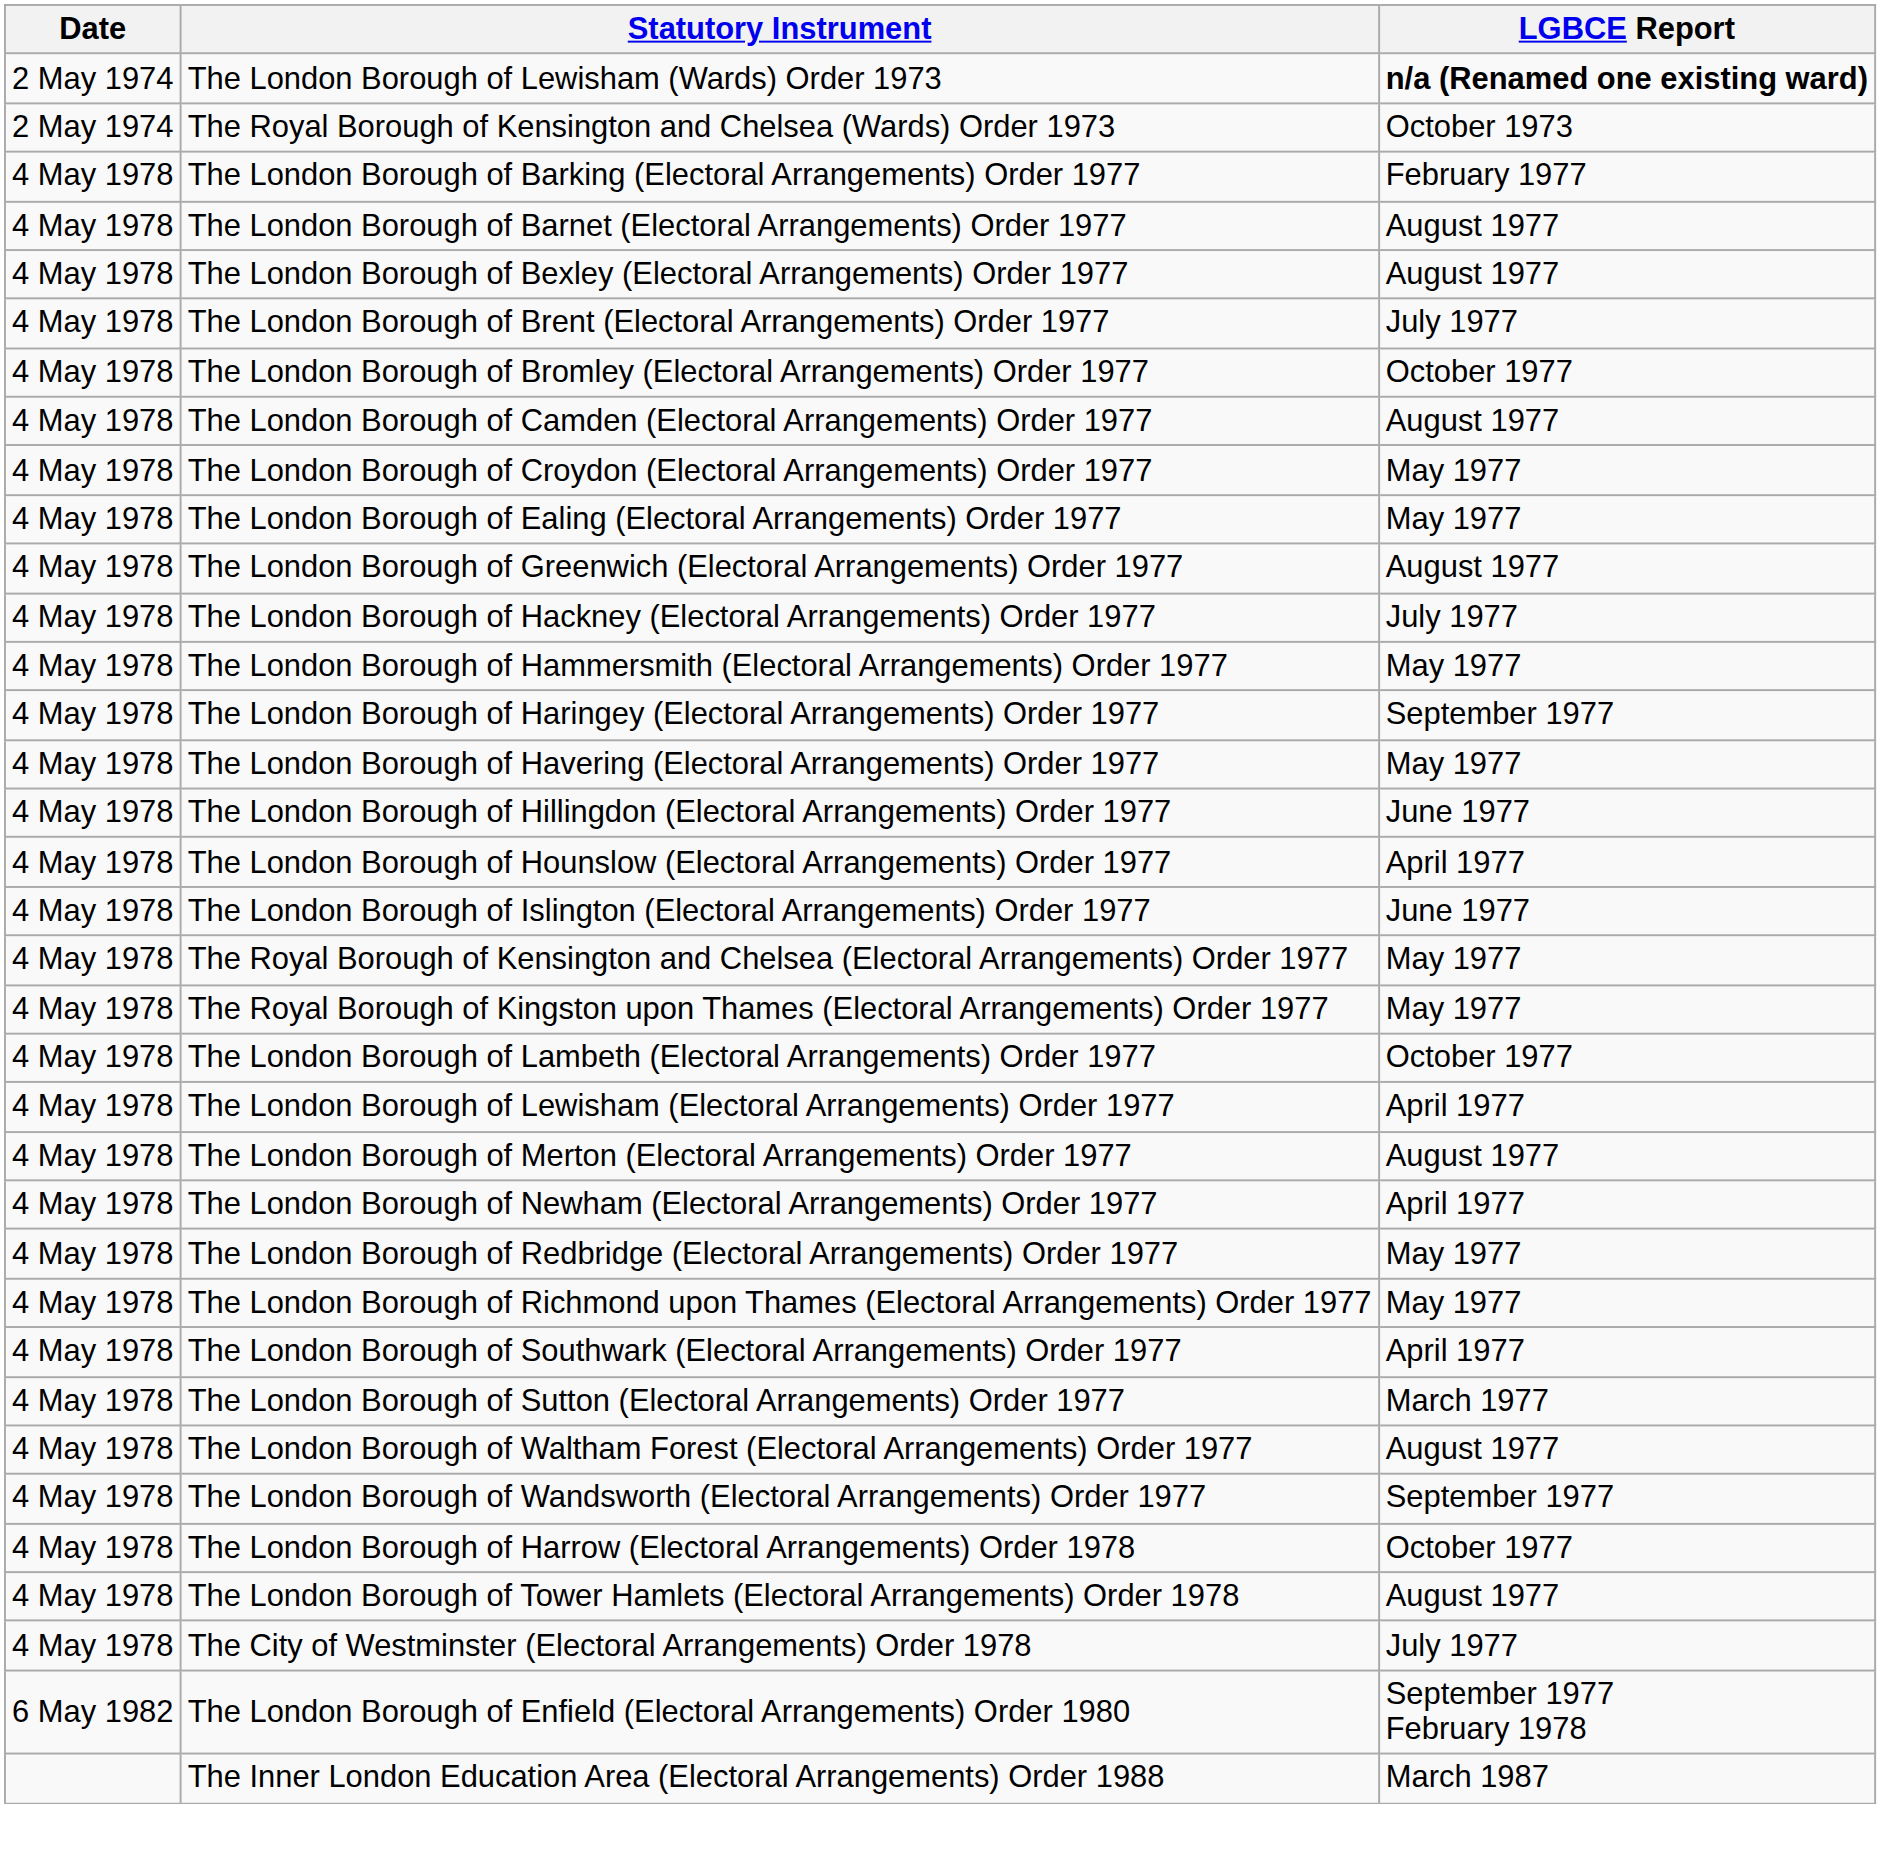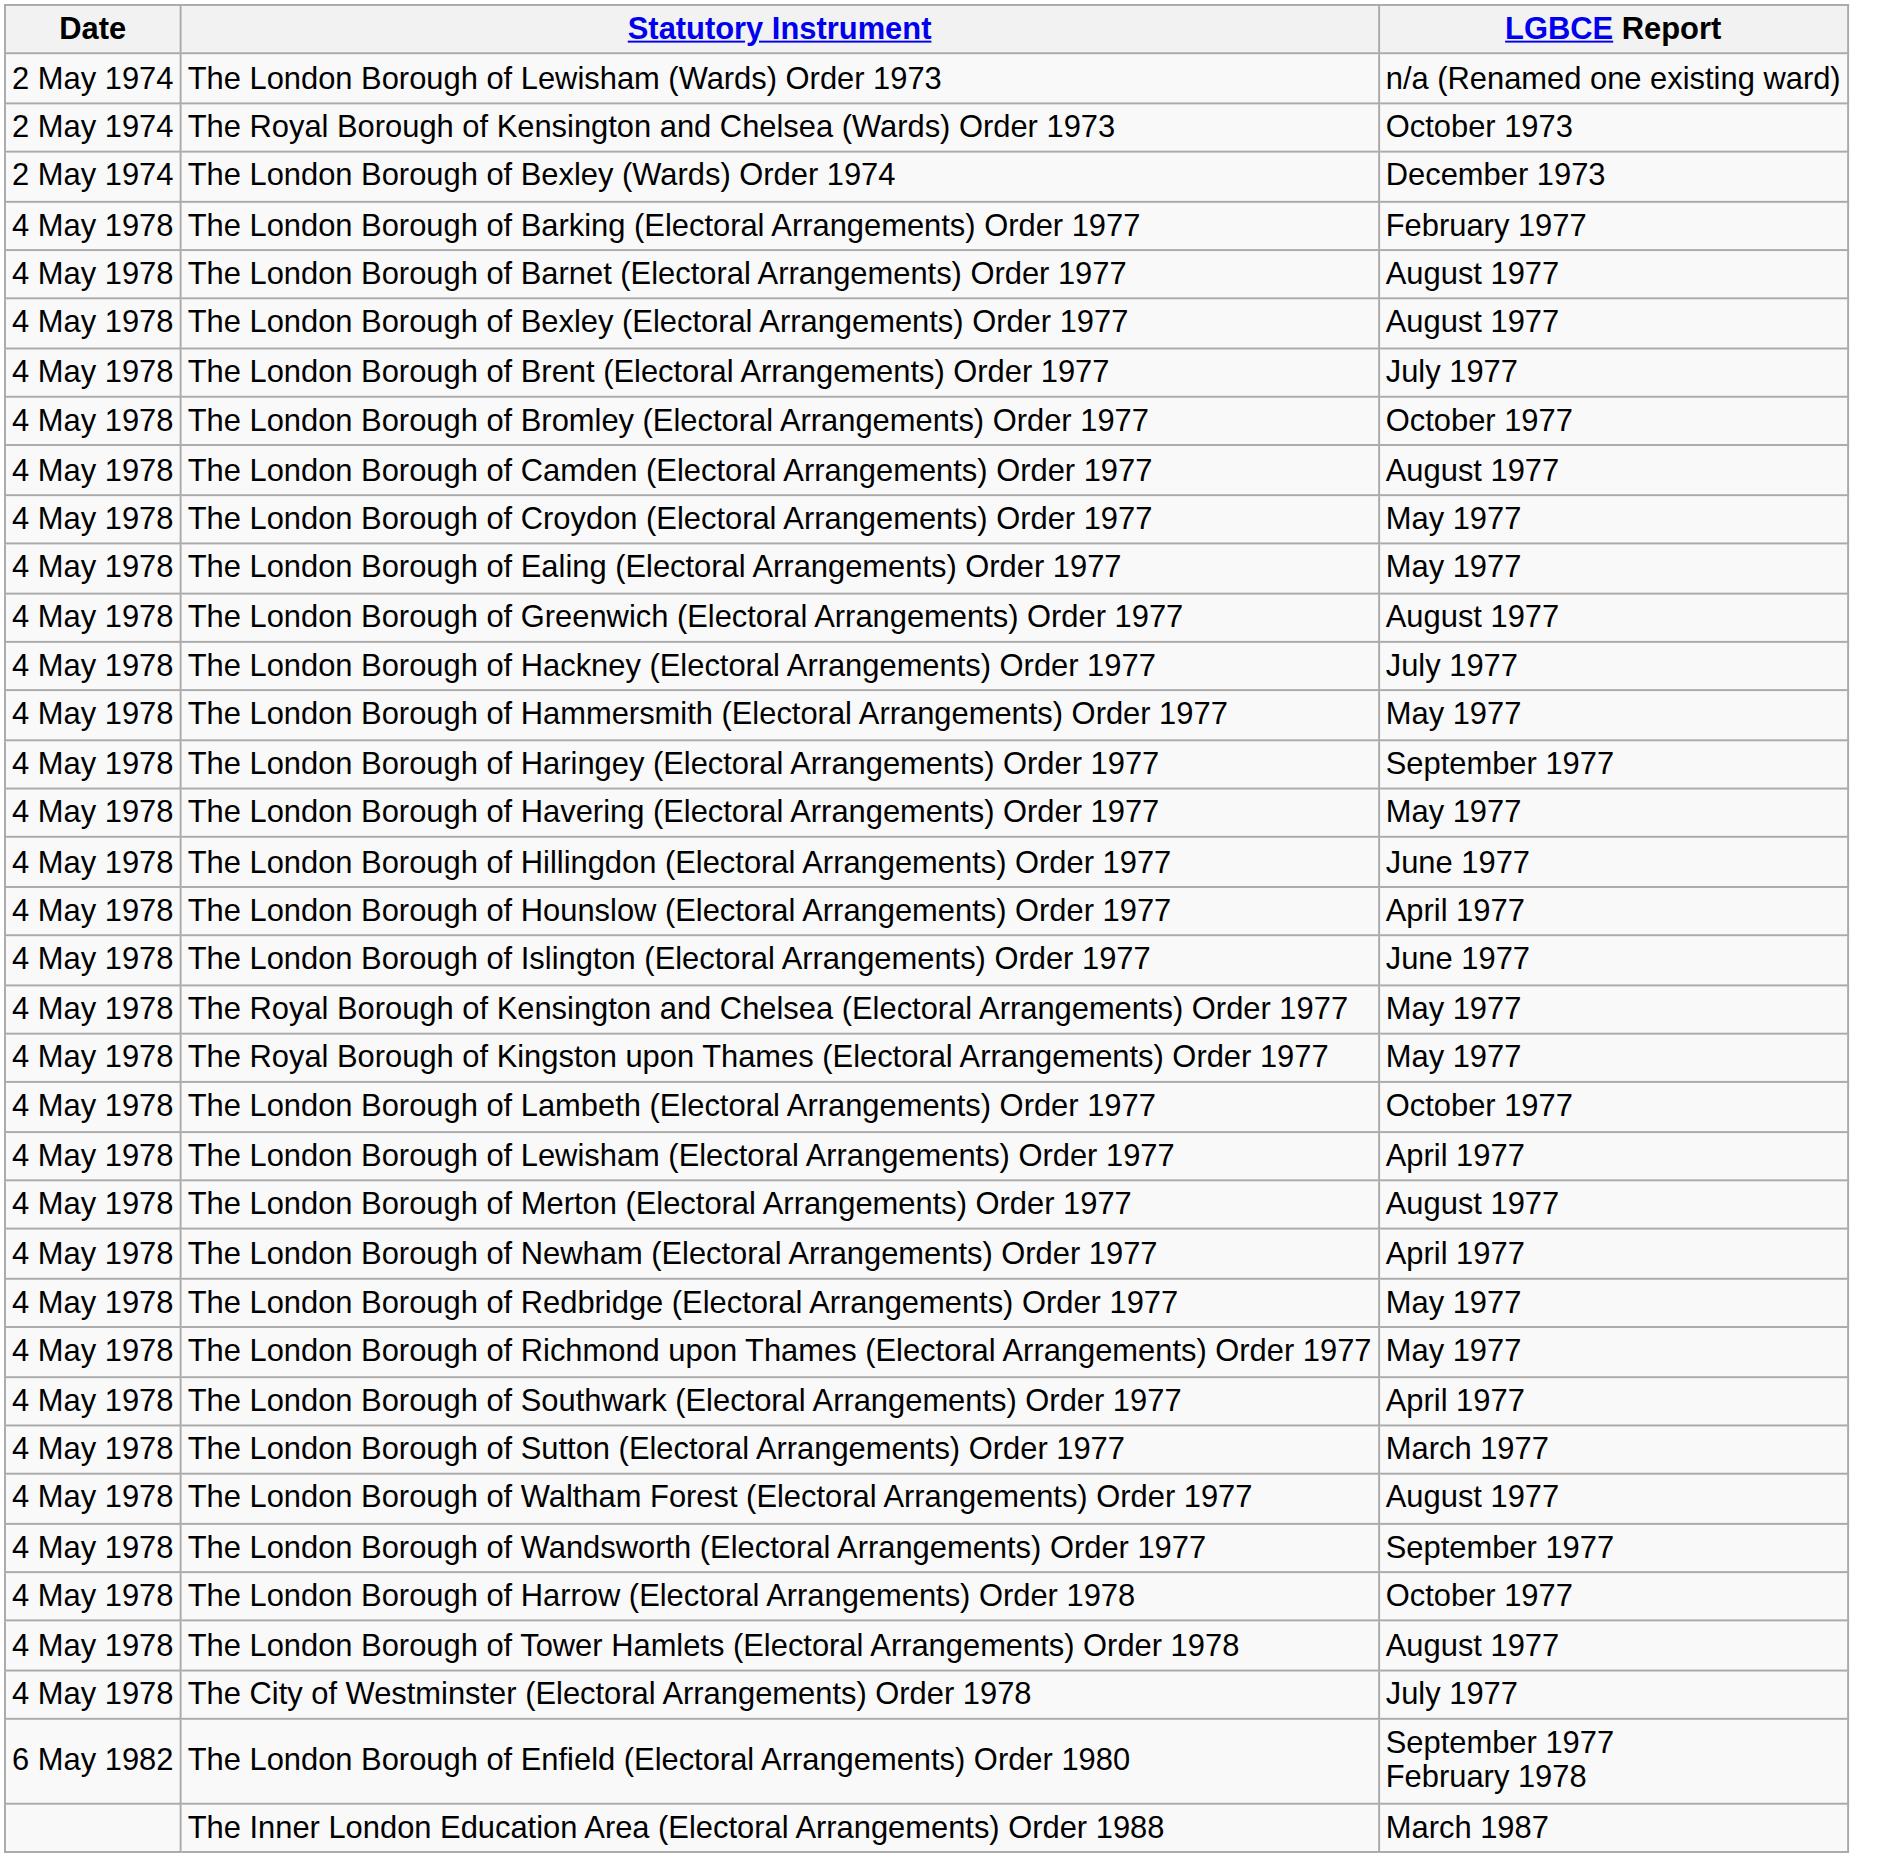(1627, 77) bold -> (1613, 77) normal
+ row: (542, 175)
